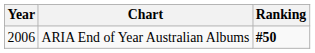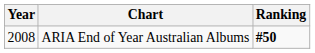(21, 37) 2006 -> (21, 37) 2008
